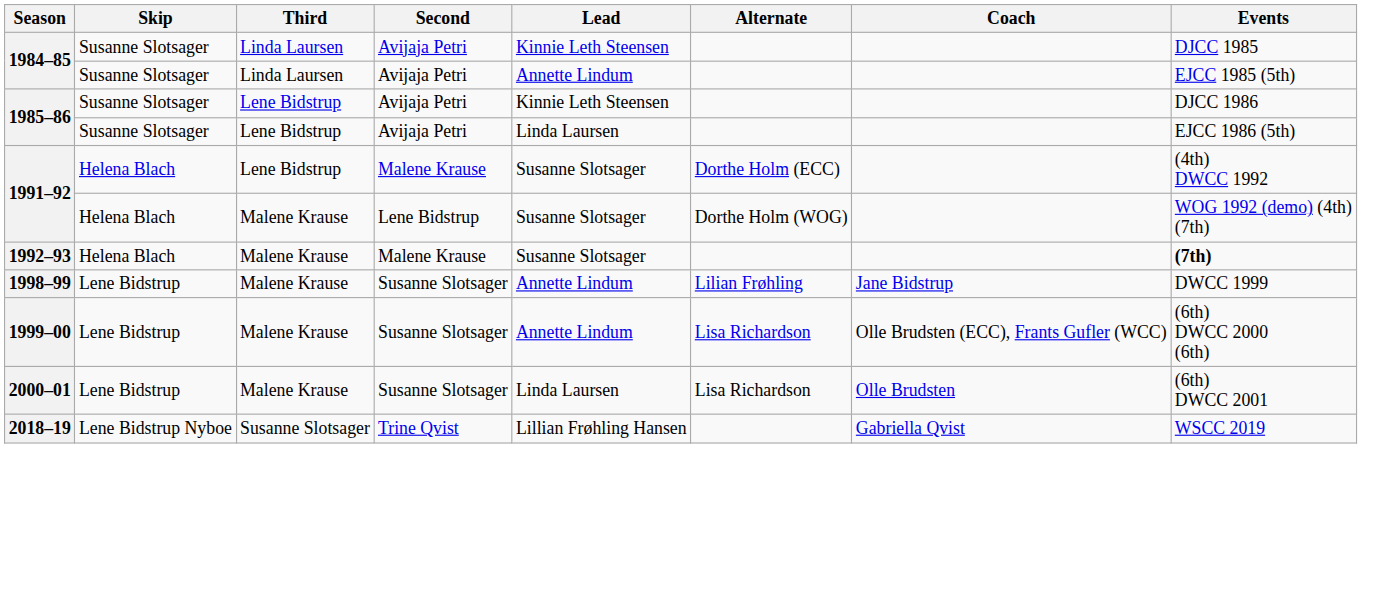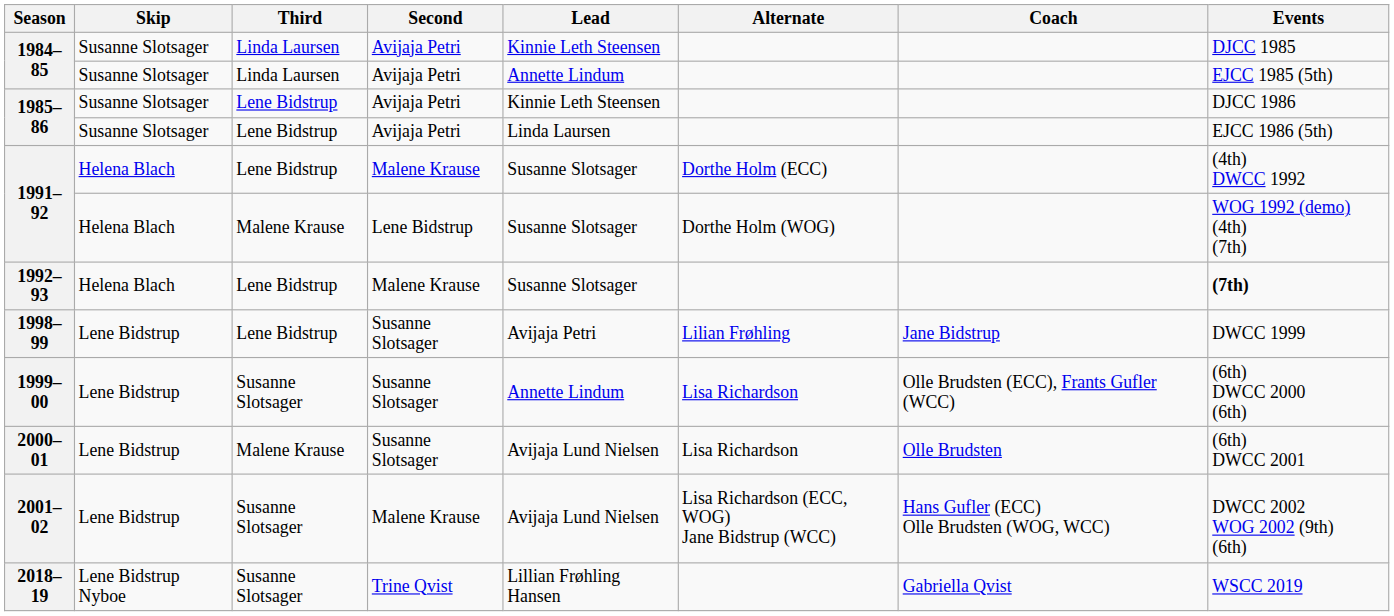(294, 255) Malene Krause -> (287, 285) Lene Bidstrup
(294, 283) Malene Krause -> (287, 333) Lene Bidstrup
(574, 283) Annette Lindum -> (552, 333) Avijaja Petri
(294, 332) Malene Krause -> (269, 391) Susanne Slotsager
(567, 390) Linda Laursen -> (583, 450) Avijaja Lund Nielsen
+ row: (40, 518)
